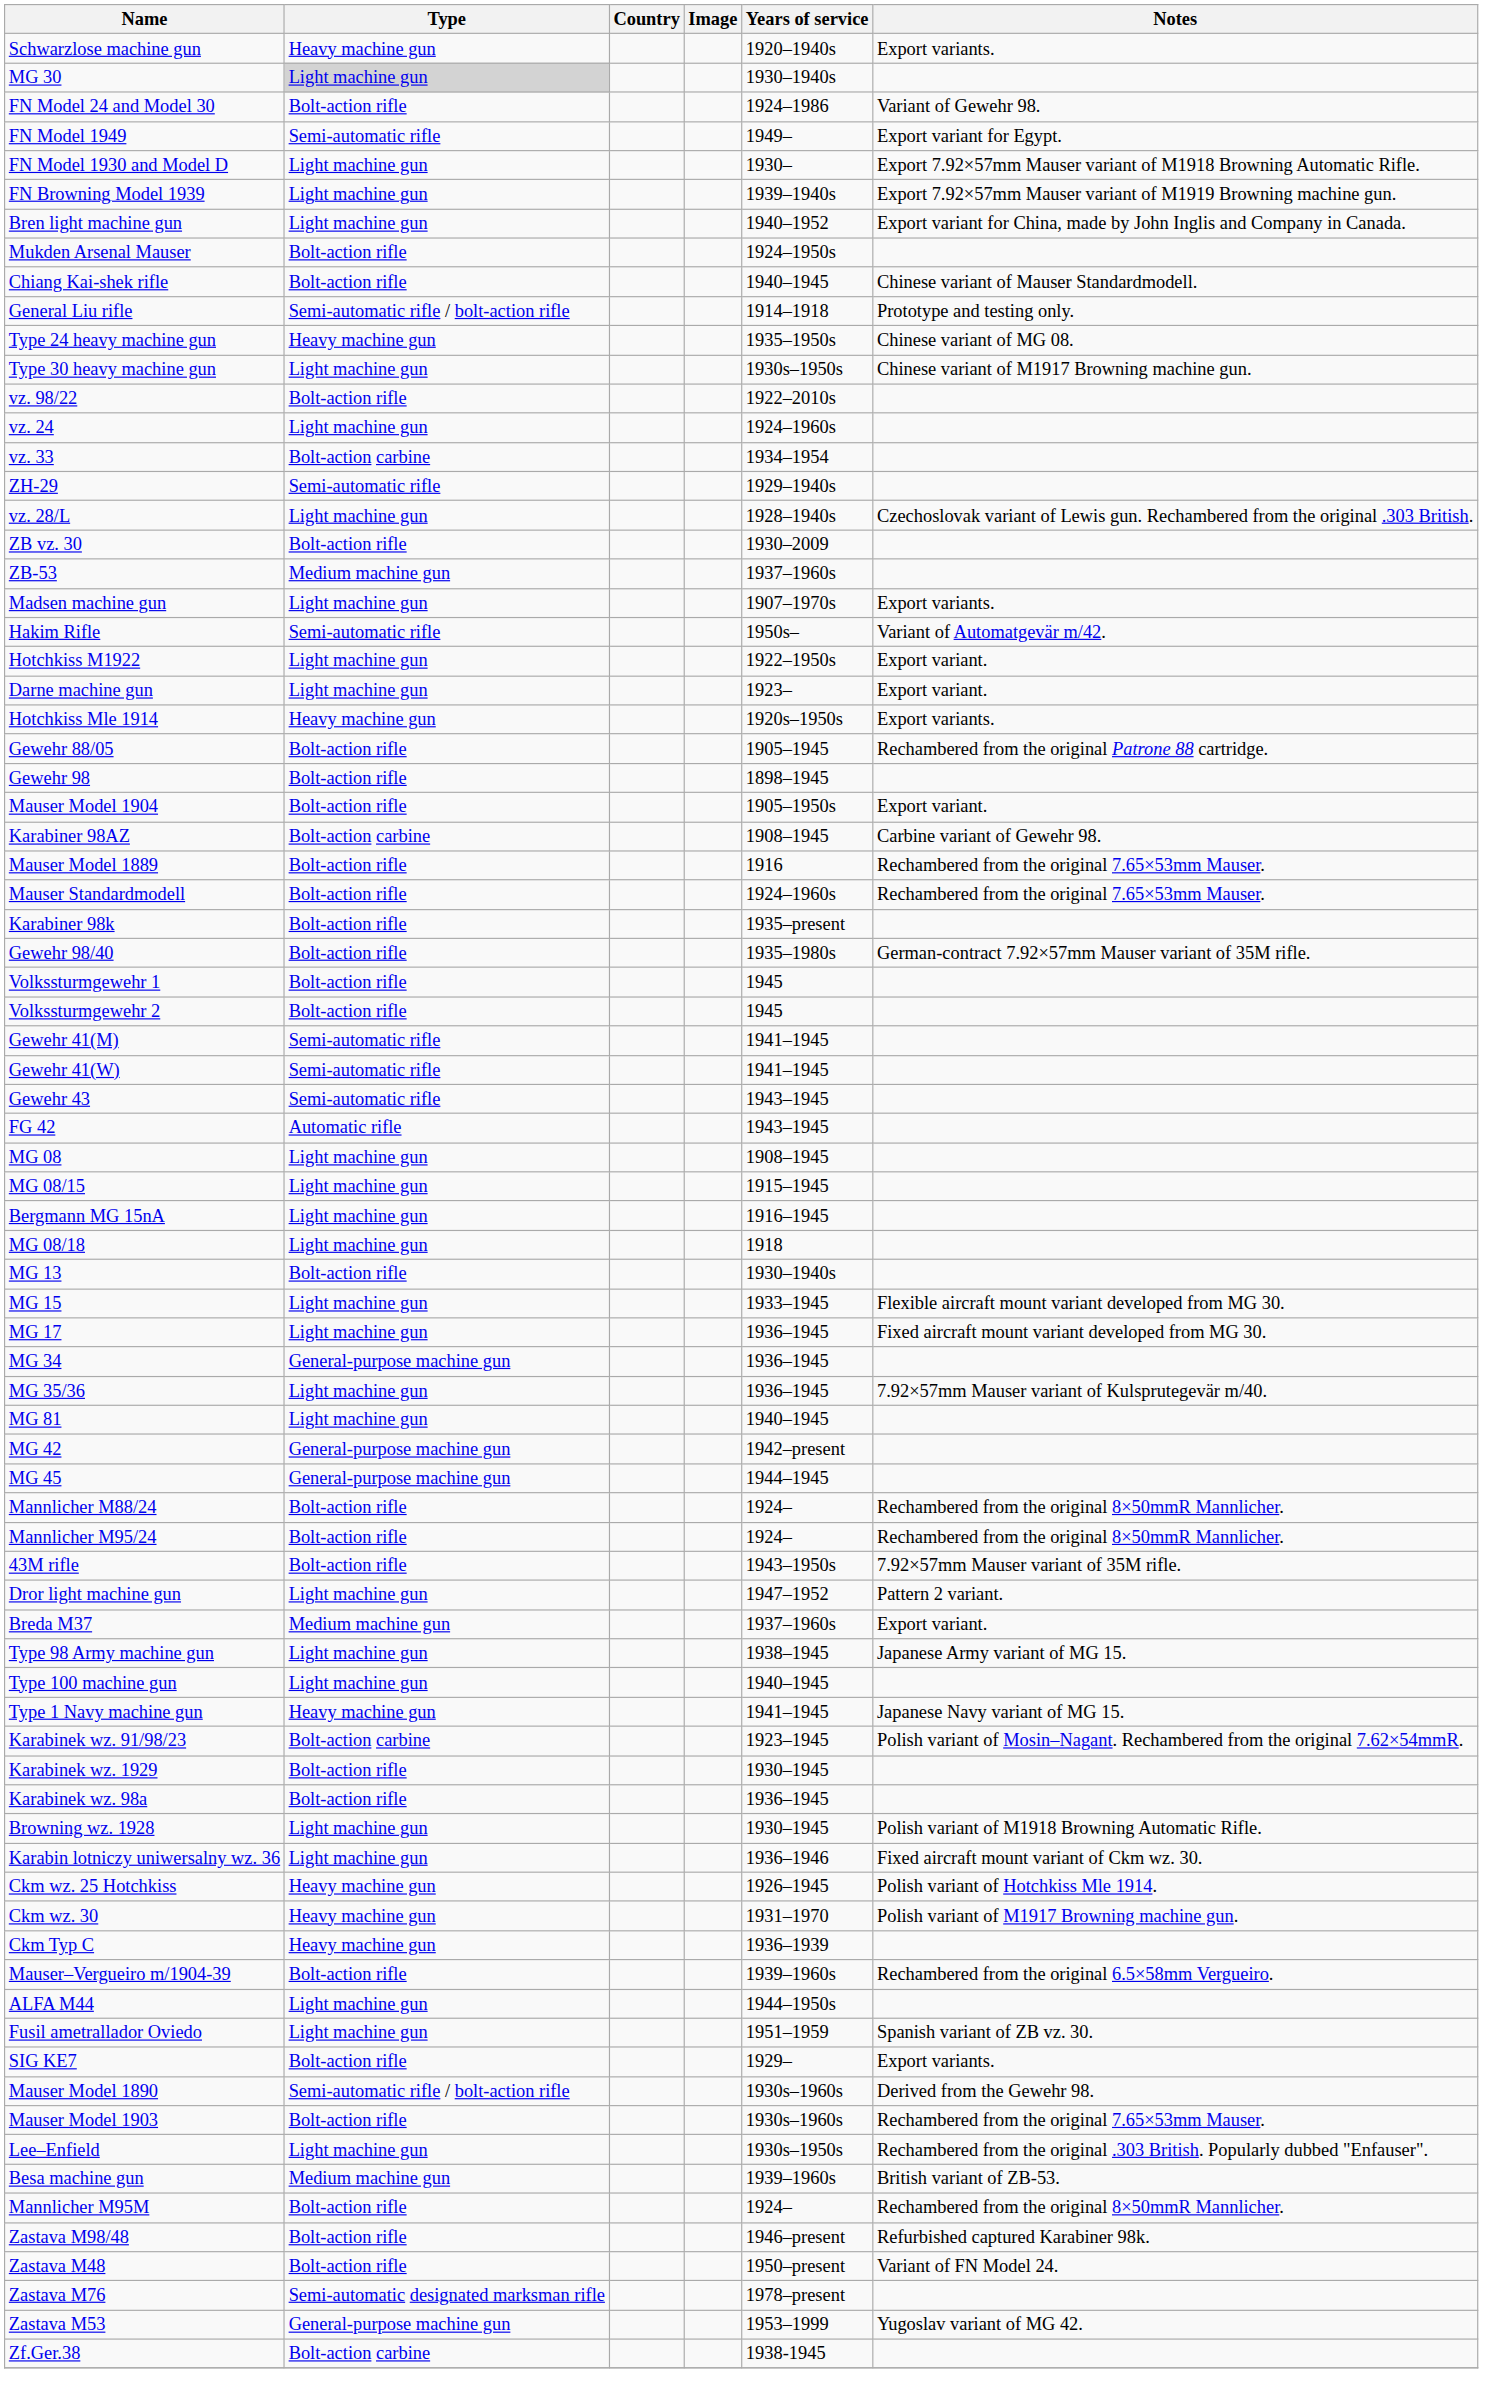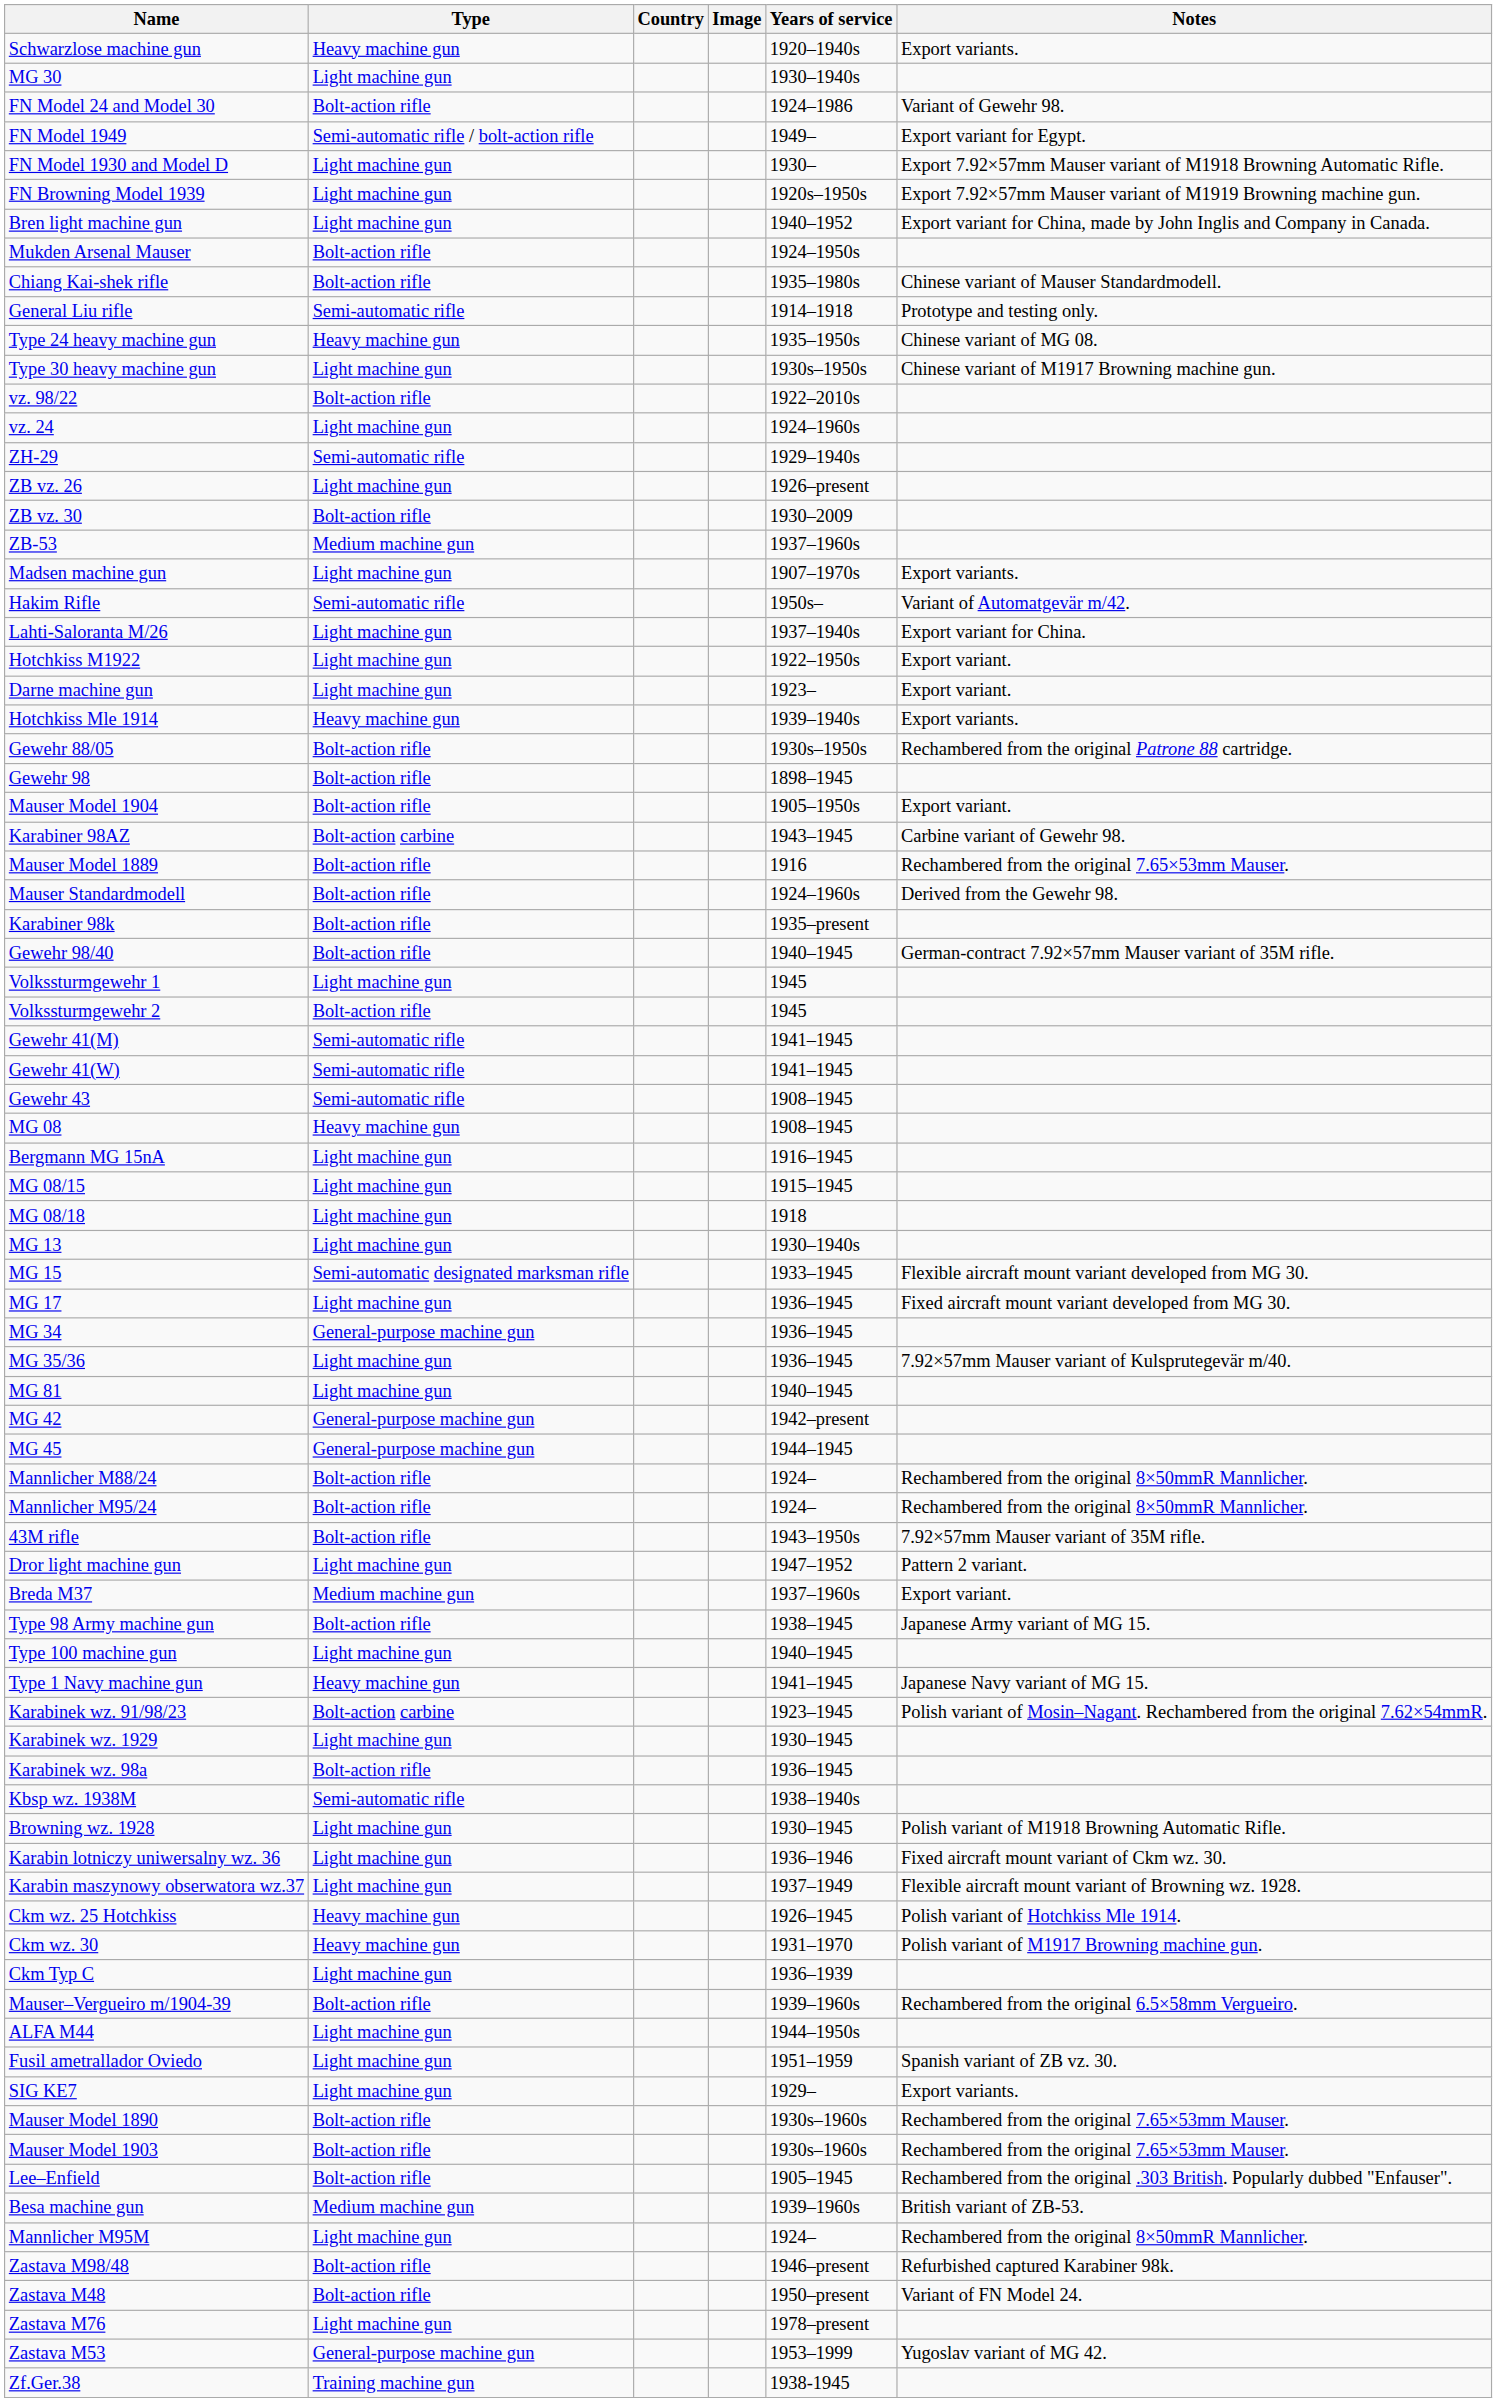(358, 77) lightgrey background -> (382, 77) no background
(364, 135) Semi-automatic rifle -> (453, 135) Semi-automatic rifle / bolt-action rifle
(791, 194) 1939–1940s -> (818, 194) 1920s–1950s
(787, 281) 1940–1945 -> (815, 281) 1935–1980s
(429, 310) Semi-automatic rifle / bolt-action rifle -> (389, 310) Semi-automatic rifle
- row: (31, 456)
+ row: (45, 485)
- row: (39, 515)
+ row: (88, 631)
(794, 719) 1920s–1950s -> (815, 719) 1939–1940s
(787, 748) 1905–1945 -> (818, 748) 1930s–1950s
(787, 836) 1908–1945 -> (811, 836) 1943–1945
(1071, 894) Rechambered from the original 7.65×53mm Mauser. -> (1010, 894) Derived from the Gewehr 98.
(791, 952) 1935–1980s -> (811, 952) 1940–1945
(348, 982) Bolt-action rifle -> (382, 982) Light machine gun
(787, 1098) 1943–1945 -> (811, 1098) 1908–1945
- row: (32, 1127)
(358, 1157) Light machine gun -> (386, 1127) Heavy machine gun
rows swapped: (47, 1186) <-> (87, 1215)
(348, 1273) Bolt-action rifle -> (382, 1244) Light machine gun
(358, 1303) Light machine gun -> (471, 1273) Semi-automatic designated marksman rifle
(358, 1653) Light machine gun -> (372, 1624) Bolt-action rifle
(348, 1769) Bolt-action rifle -> (382, 1740) Light machine gun
+ row: (72, 1799)
+ row: (156, 1886)
(362, 1945) Heavy machine gun -> (382, 1974) Light machine gun
(348, 2061) Bolt-action rifle -> (382, 2090) Light machine gun
(429, 2090) Semi-automatic rifle / bolt-action rifle -> (372, 2120) Bolt-action rifle
(986, 2090) Derived from the Gewehr 98. -> (1095, 2120) Rechambered from the original 7.65×53mm Mauser.
(358, 2149) Light machine gun -> (372, 2178) Bolt-action rifle
(794, 2149) 1930s–1950s -> (811, 2178) 1905–1945
(348, 2207) Bolt-action rifle -> (382, 2236) Light machine gun
(447, 2295) Semi-automatic designated marksman rifle -> (382, 2324) Light machine gun
(359, 2353) Bolt-action carbine -> (394, 2382) Training machine gun
